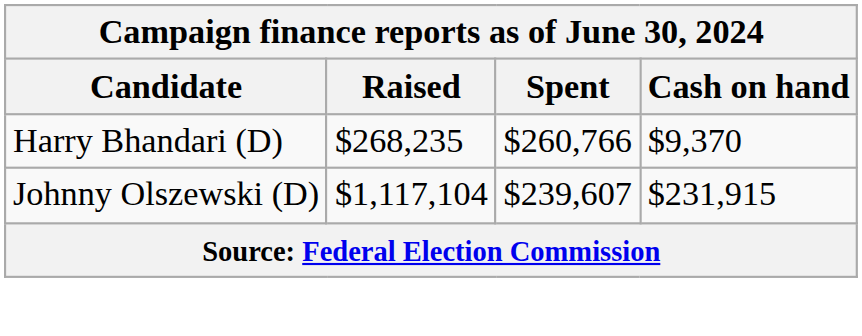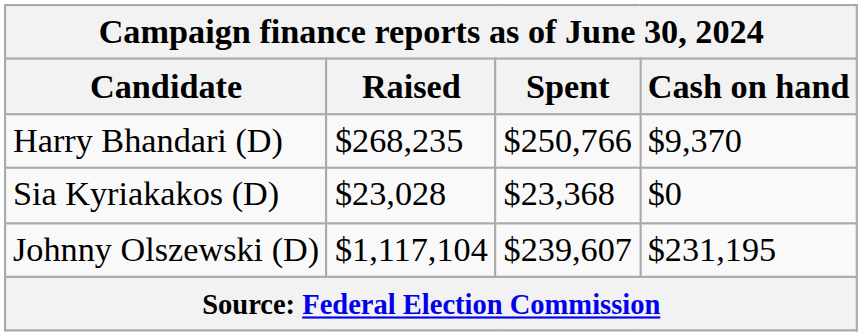(568, 140) $260,766 -> (568, 140) $250,766
+ row: (146, 194)
(712, 194) $231,915 -> (712, 248) $231,195
